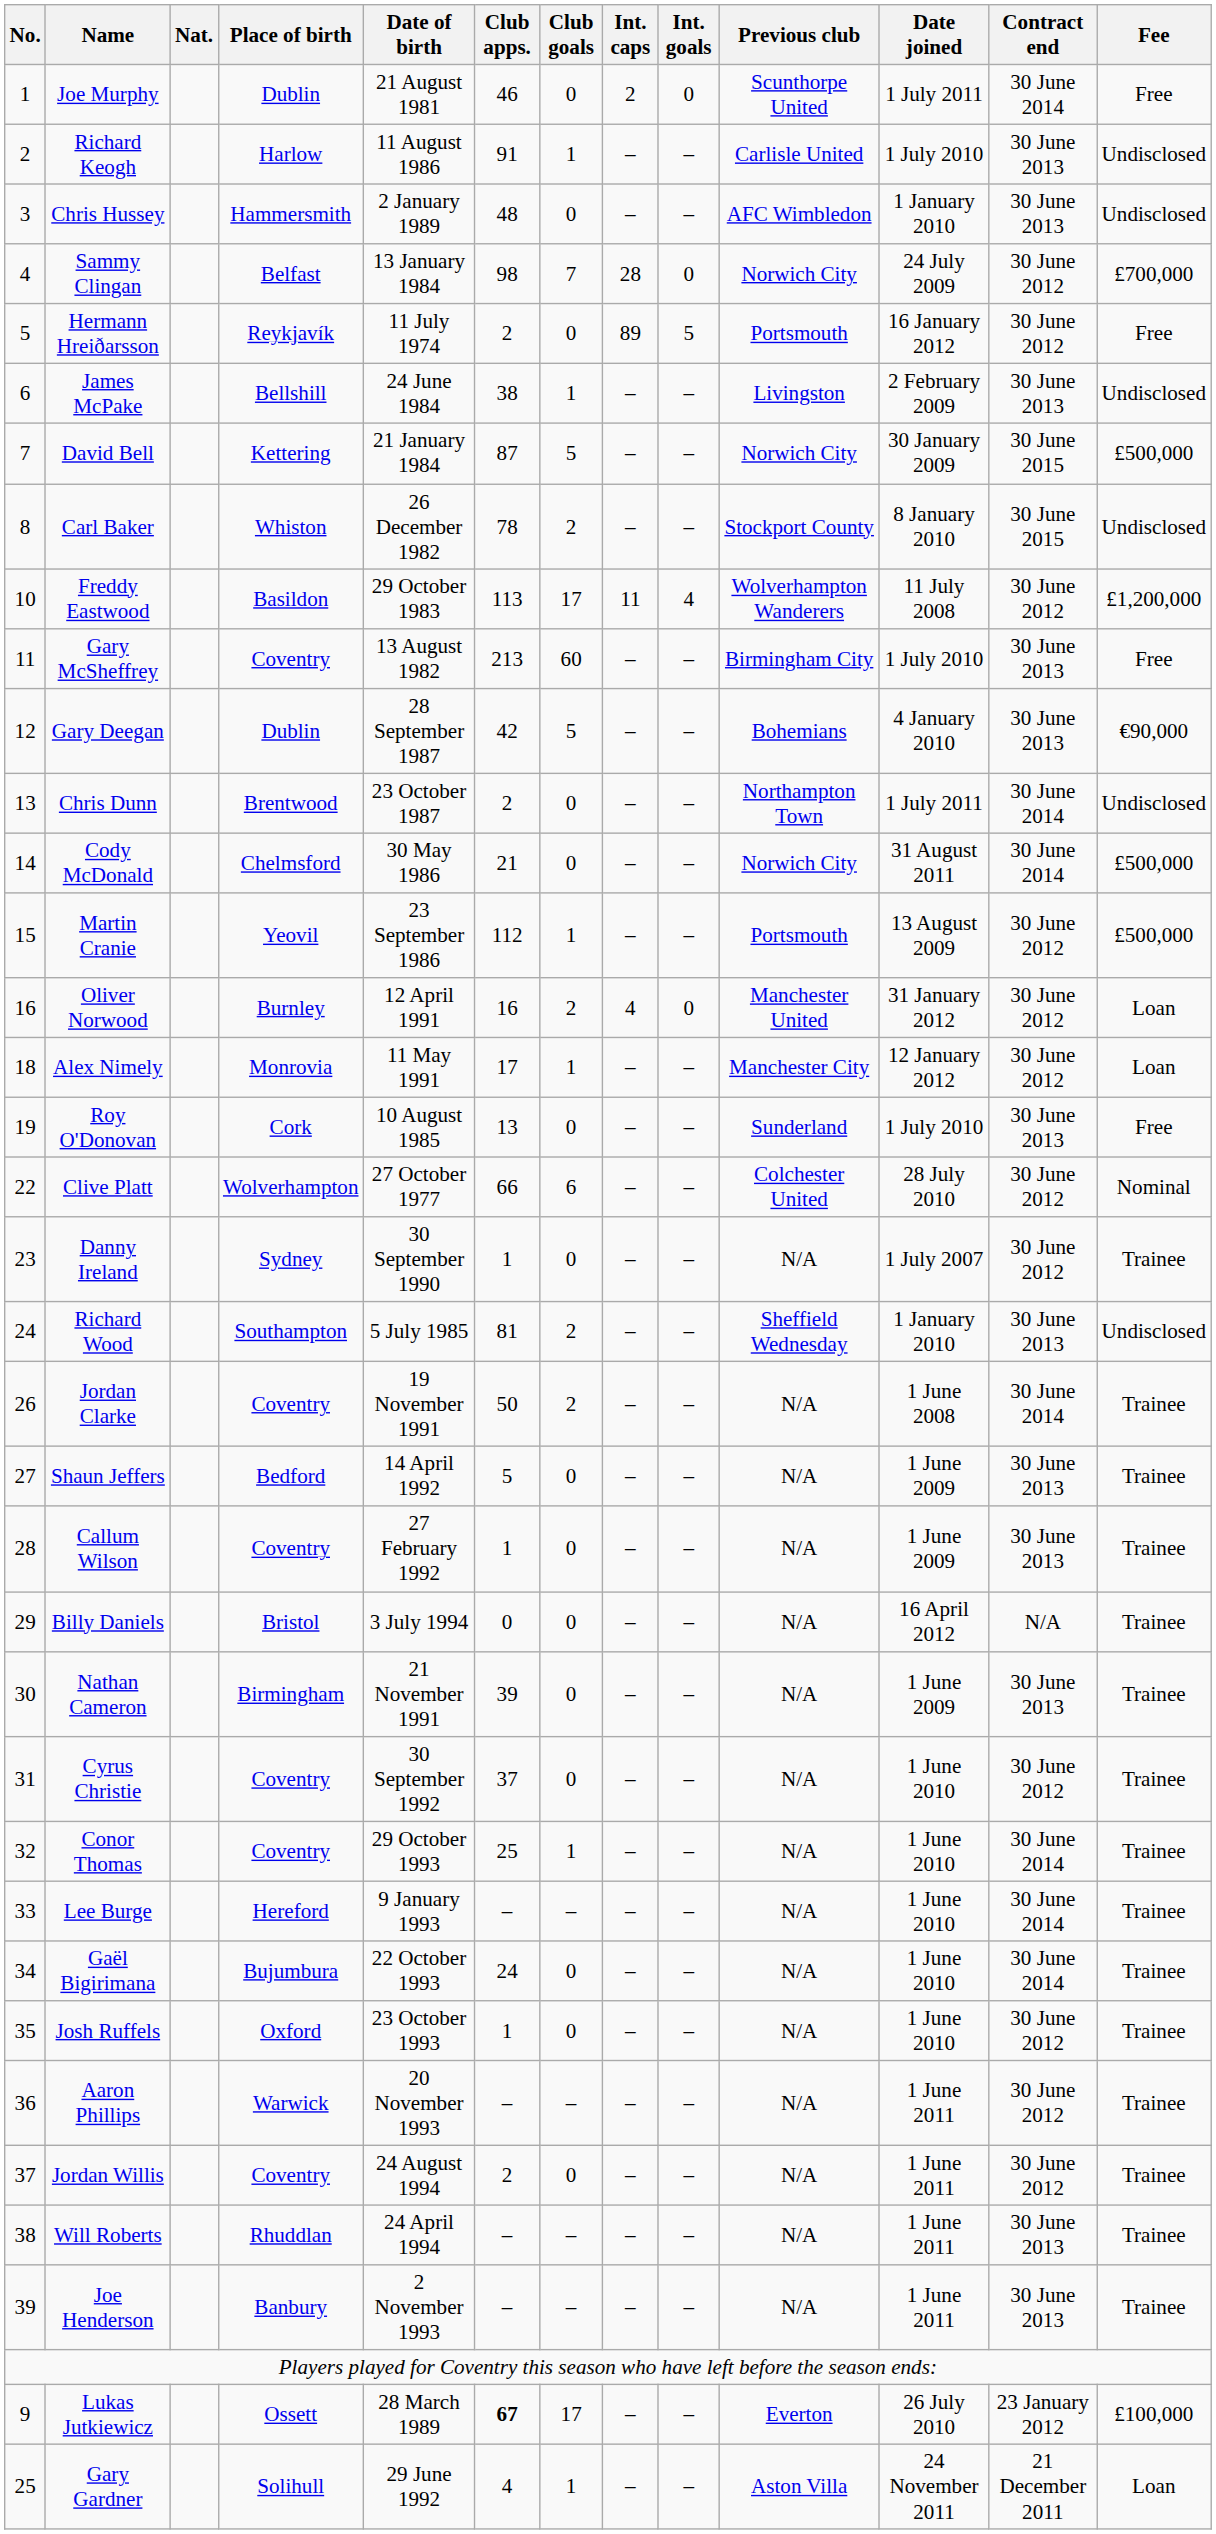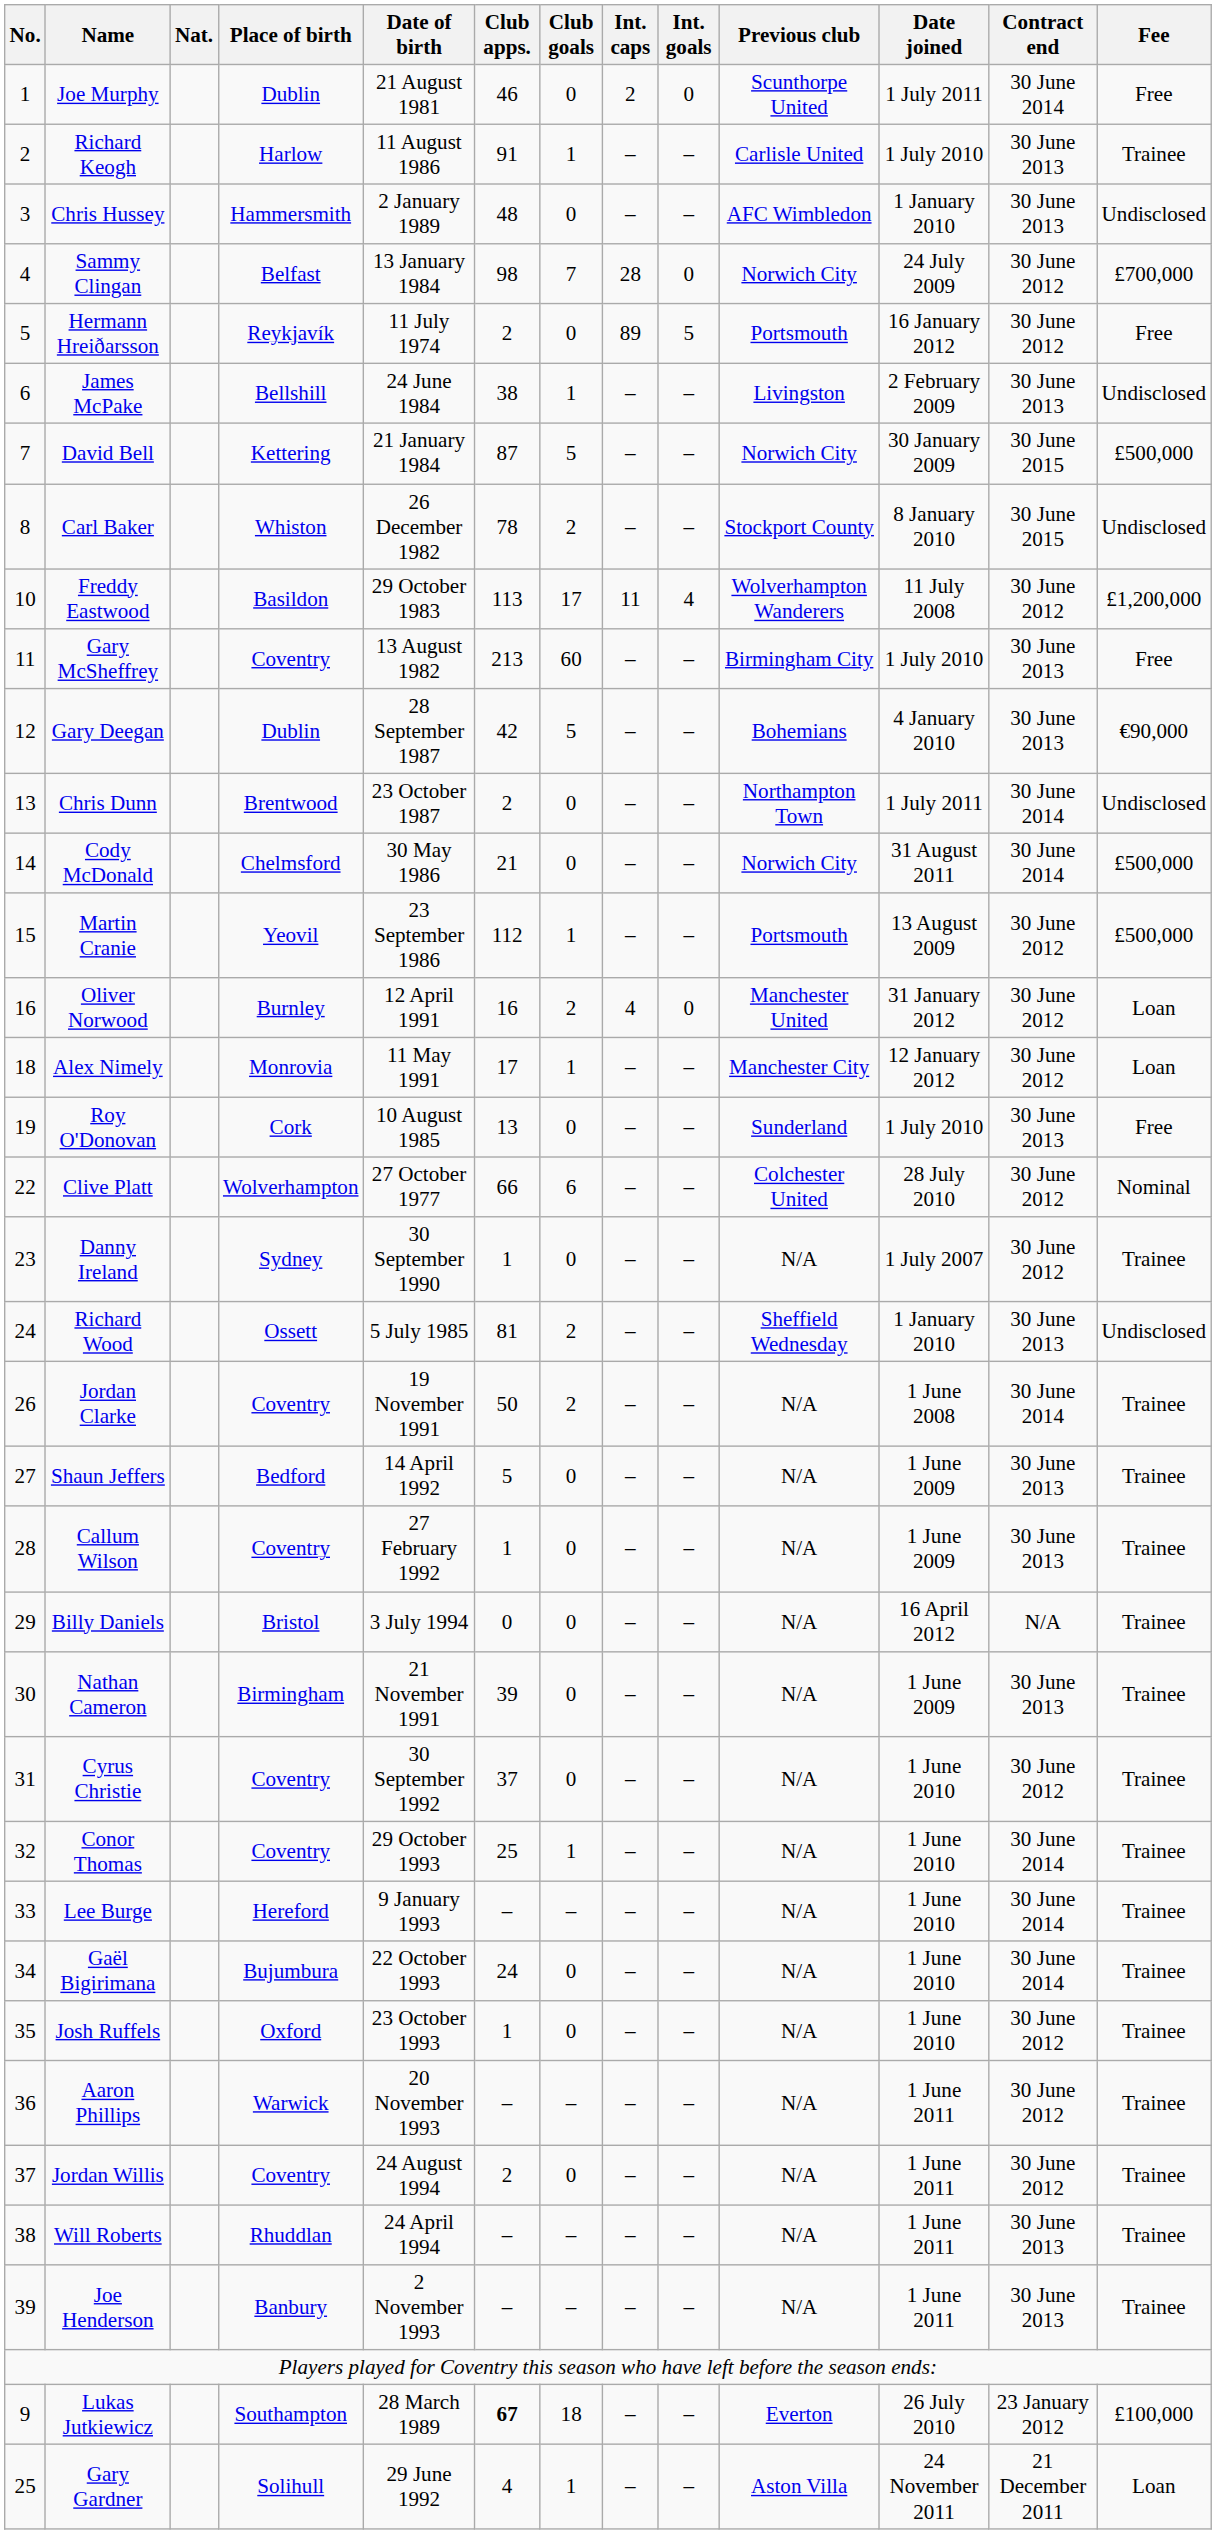(1154, 154) Undisclosed -> (1154, 154) Trainee
(291, 1331) Southampton -> (291, 1331) Ossett
(291, 2414) Ossett -> (291, 2414) Southampton
(571, 2414) 17 -> (571, 2414) 18
